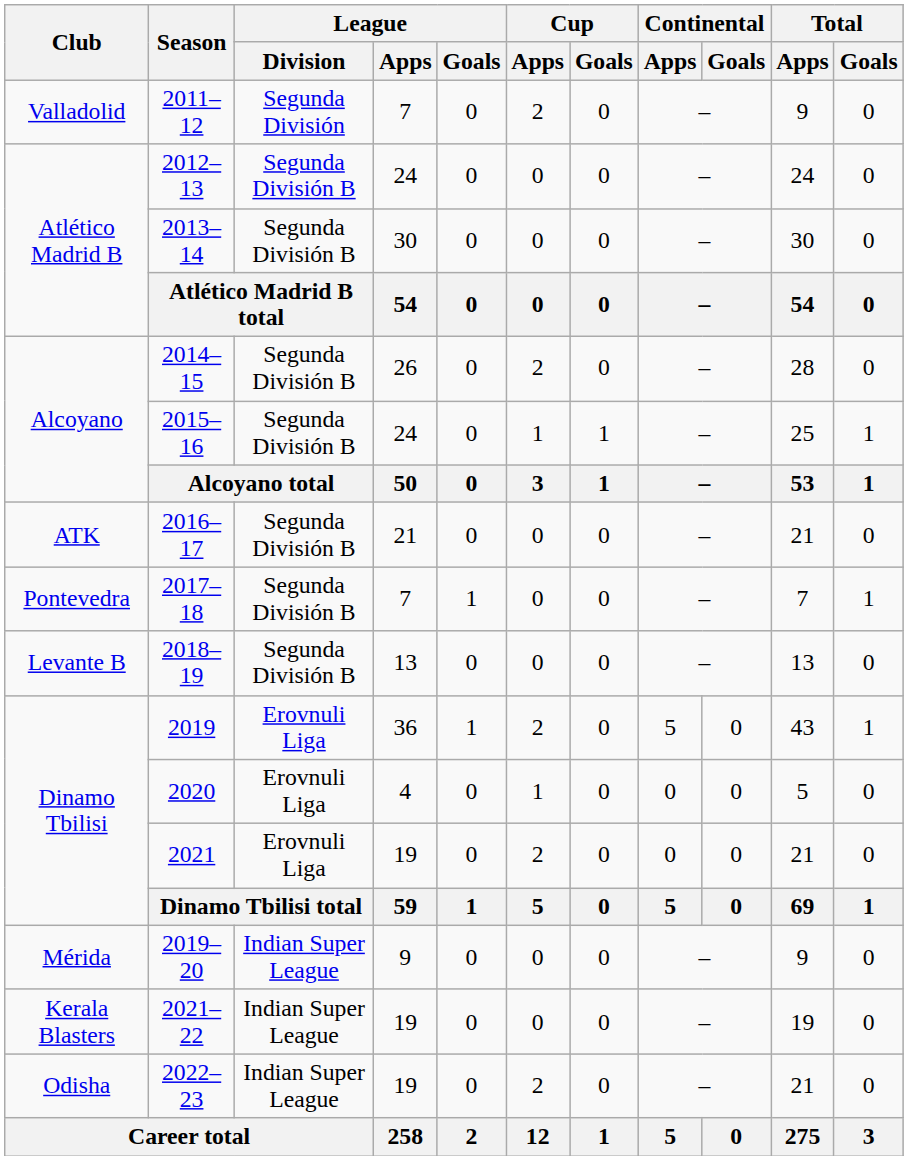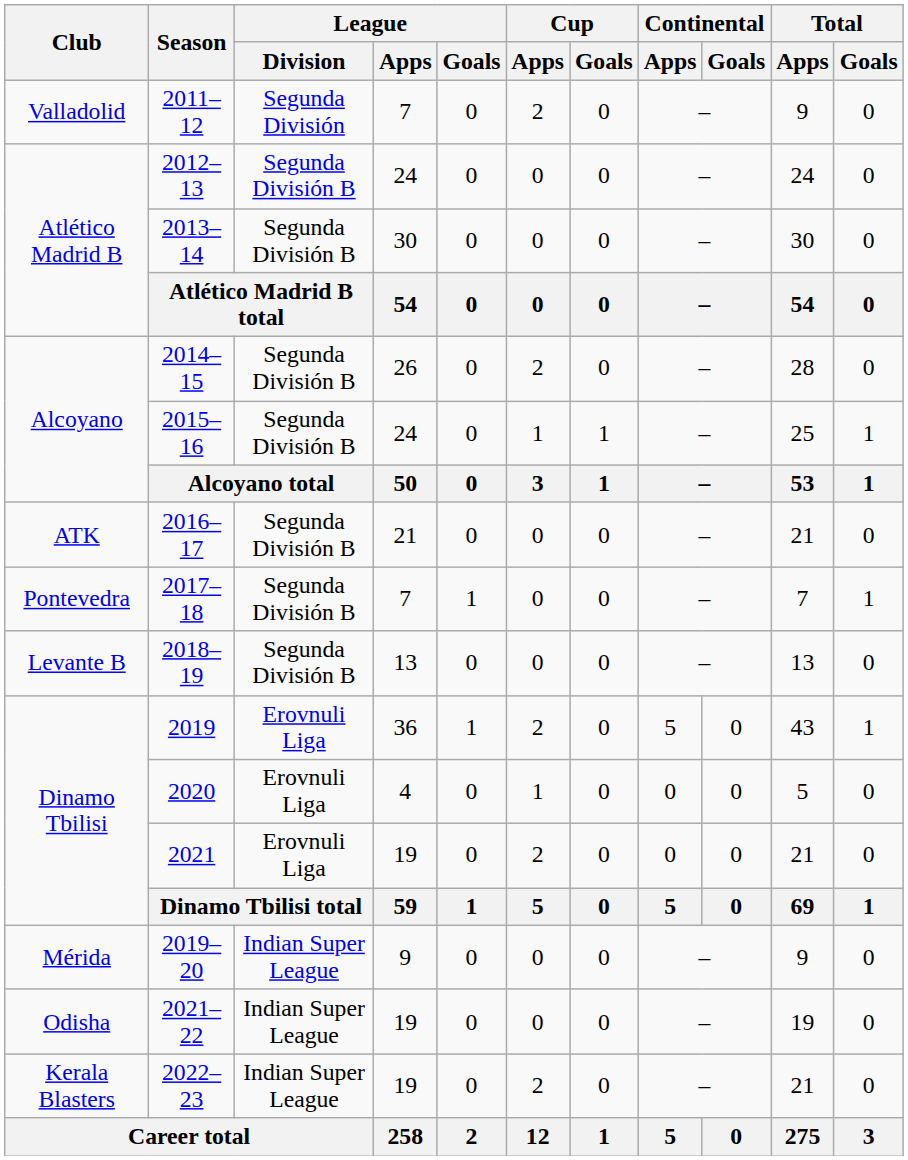(77, 1021) Kerala Blasters -> (77, 1021) Odisha
(77, 1085) Odisha -> (77, 1085) Kerala Blasters
